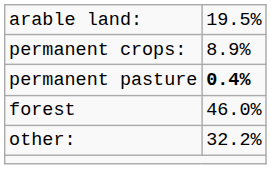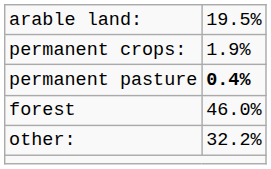(228, 50) 8.9% -> (228, 50) 1.9%
